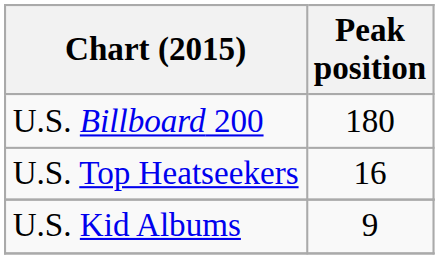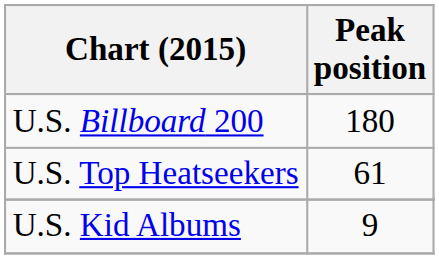(370, 173) 16 -> (370, 173) 61
